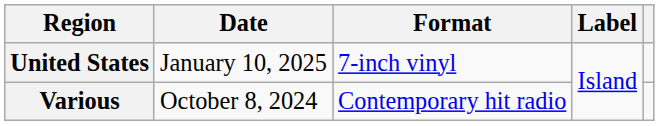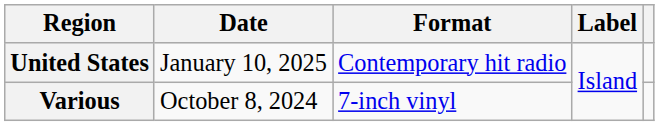(397, 62) 7-inch vinyl -> (452, 62) Contemporary hit radio
(452, 100) Contemporary hit radio -> (397, 100) 7-inch vinyl
